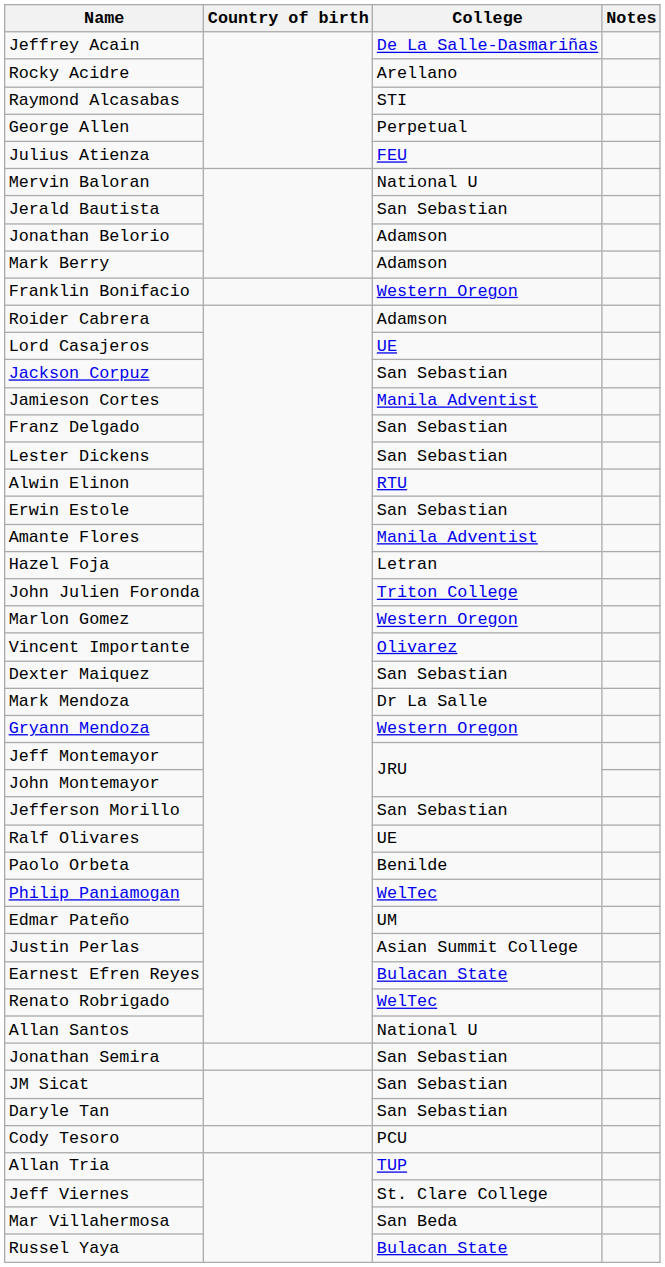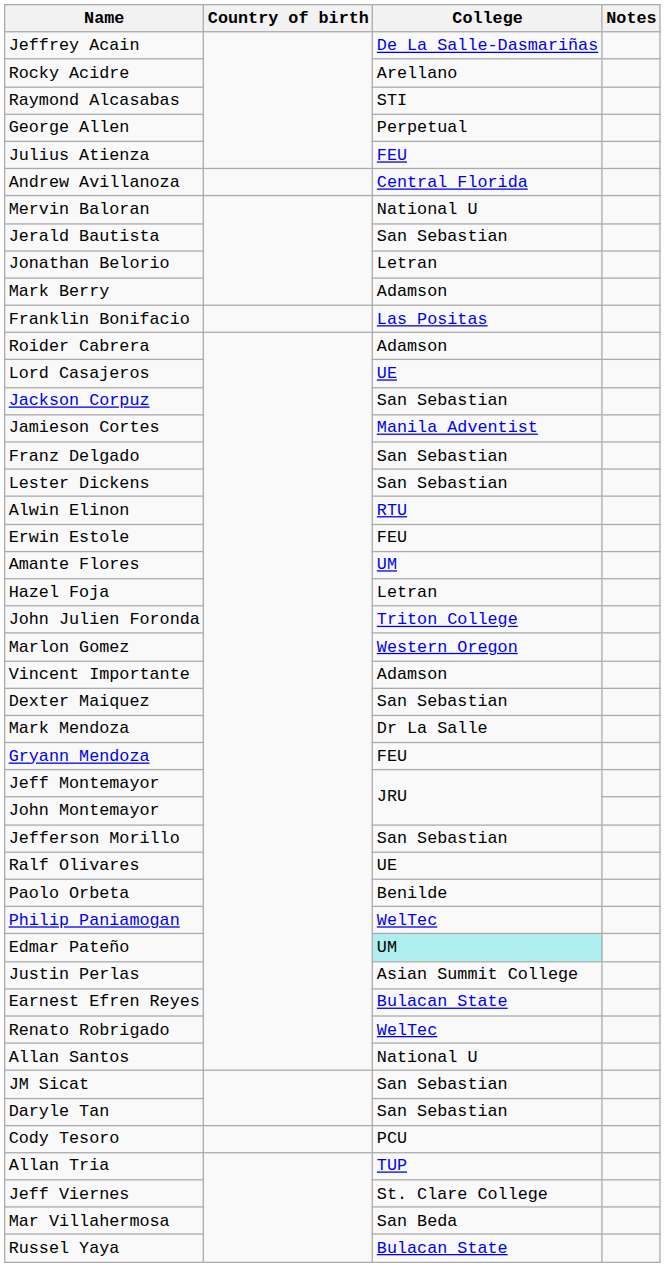+ row: (94, 182)
(412, 237) Adamson -> (407, 264) Letran
(447, 292) Western Oregon -> (432, 319) Las Positas
(442, 510) San Sebastian -> (392, 538) FEU
(457, 538) Manila Adventist -> (387, 565) UM
(417, 647) Olivarez -> (412, 674) Adamson
(447, 729) Western Oregon -> (392, 756) FEU
(387, 920) no background -> (387, 948) paleturquoise background
- row: (84, 1057)
